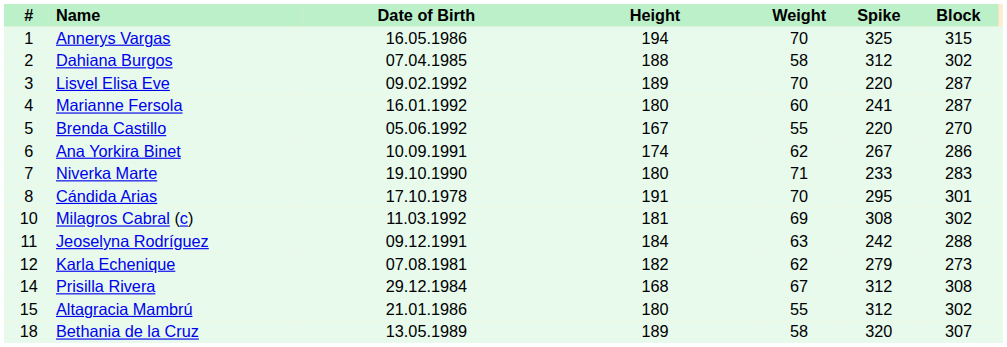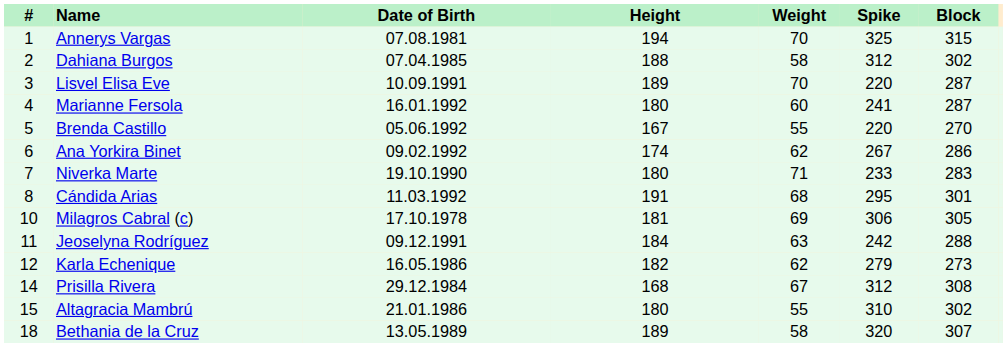(426, 38) 16.05.1986 -> (426, 38) 07.08.1981
(426, 83) 09.02.1992 -> (426, 83) 10.09.1991
(426, 151) 10.09.1991 -> (426, 151) 09.02.1992
(426, 196) 17.10.1978 -> (426, 196) 11.03.1992
(799, 196) 70 -> (799, 196) 68
(426, 219) 11.03.1992 -> (426, 219) 17.10.1978
(879, 219) 308 -> (879, 219) 306
(959, 219) 302 -> (959, 219) 305
(426, 264) 07.08.1981 -> (426, 264) 16.05.1986
(879, 309) 312 -> (879, 309) 310
